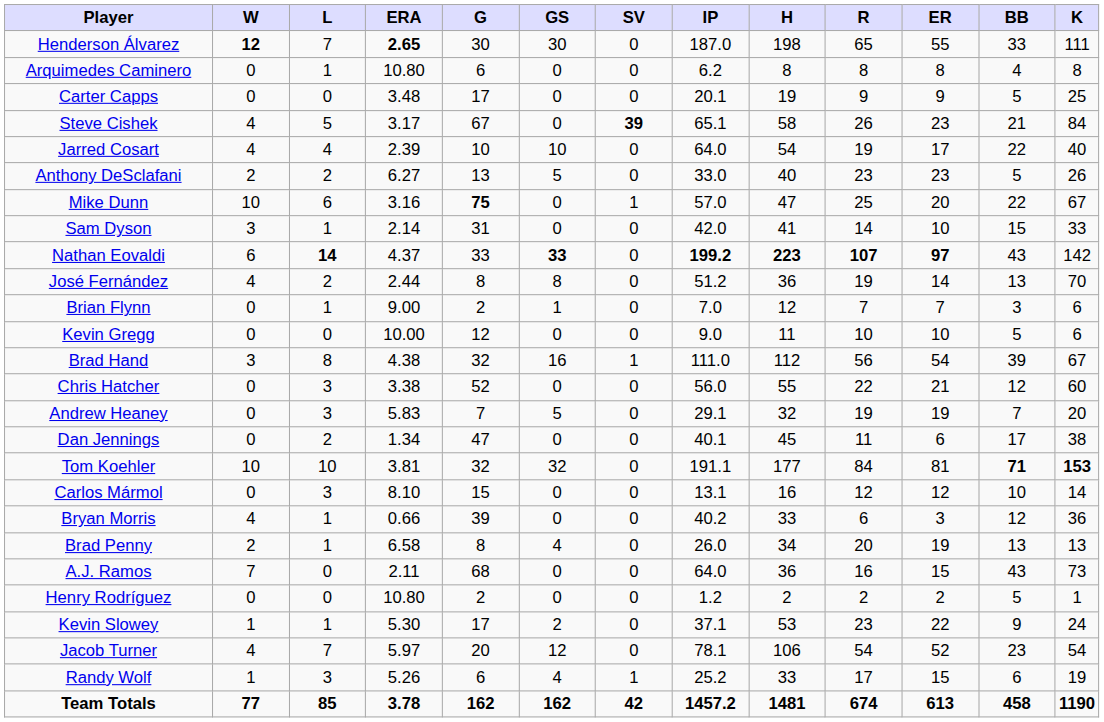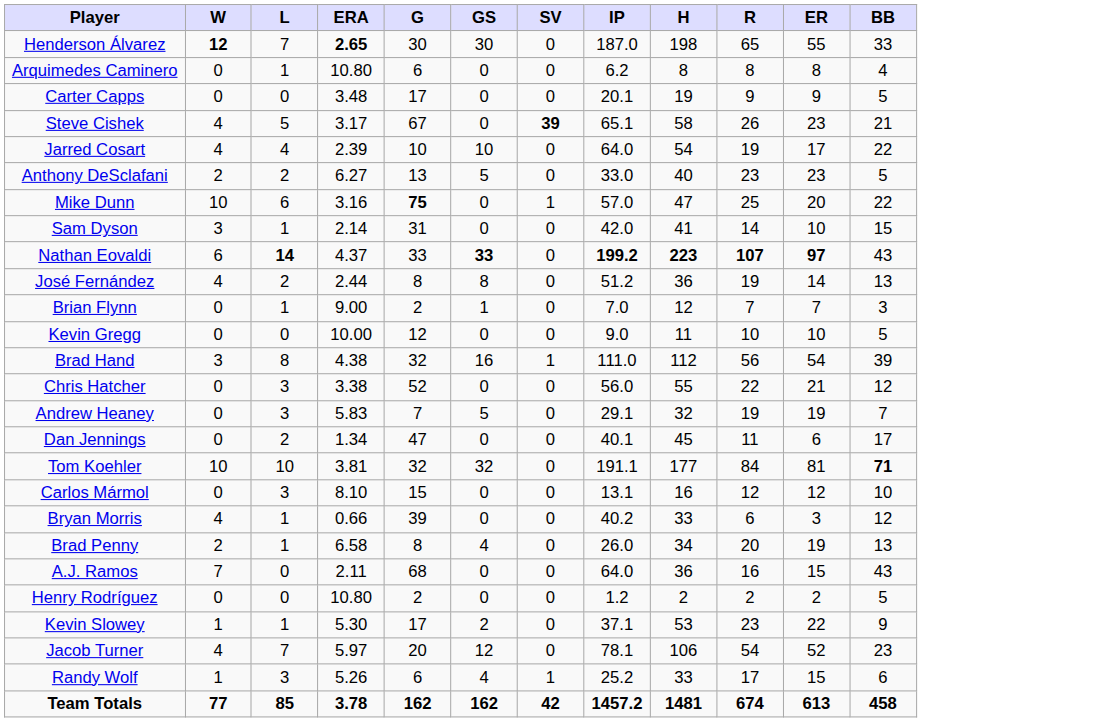- column: (1077, 17)
